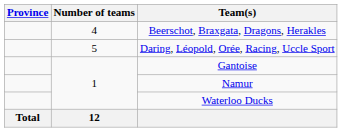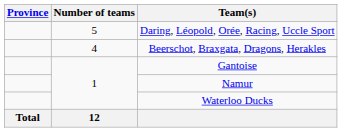rows swapped: (237, 48) <-> (237, 30)
